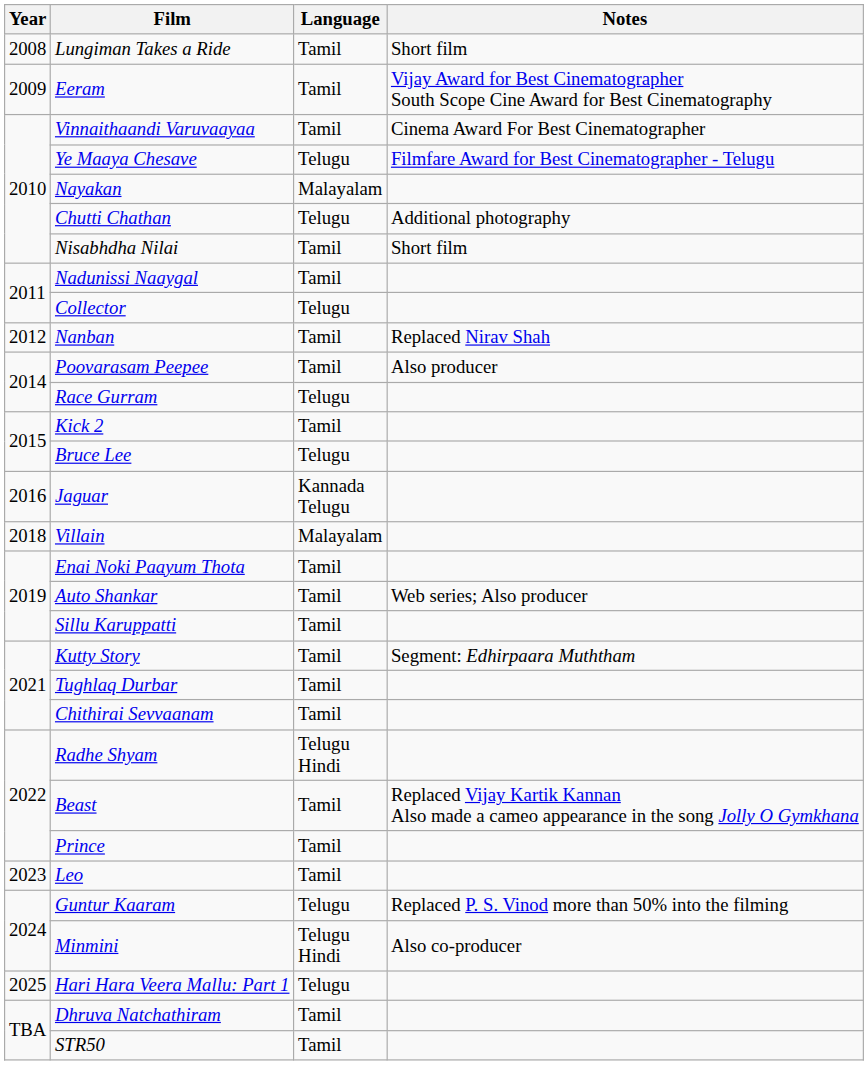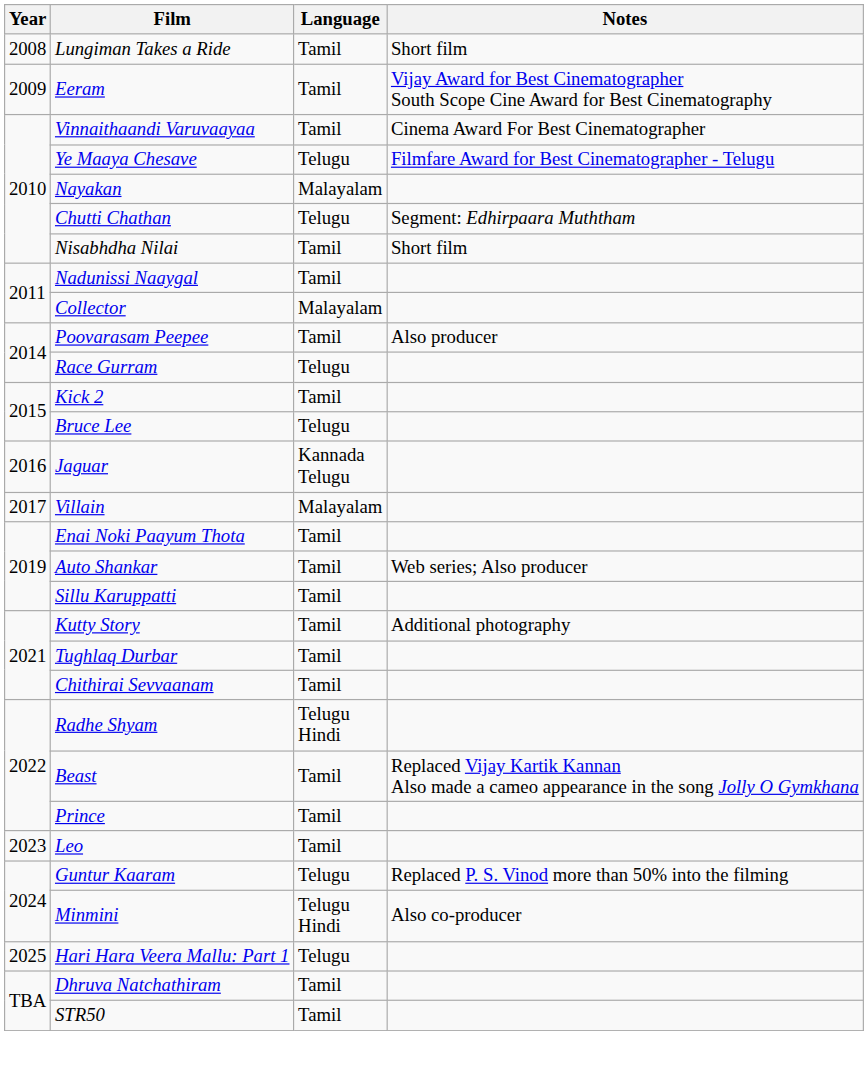(481, 218) Additional photography -> (513, 218) Segment: Edhirpaara Muththam
(324, 307) Telugu -> (340, 307) Malayalam
- row: (85, 337)
(28, 536) 2018 -> (28, 506) 2017
(513, 655) Segment: Edhirpaara Muththam -> (481, 625) Additional photography
